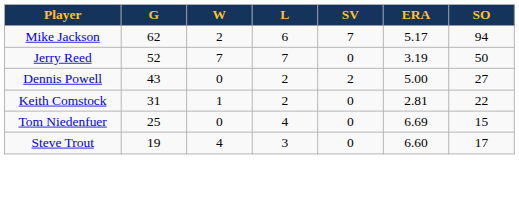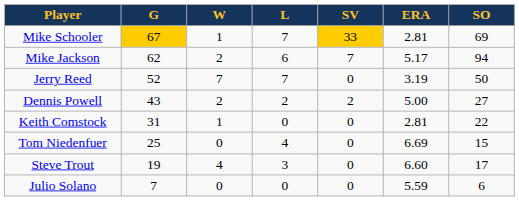+ row: (63, 36)
(219, 79) 0 -> (219, 100) 2
(285, 100) 2 -> (285, 121) 0
+ row: (63, 185)
